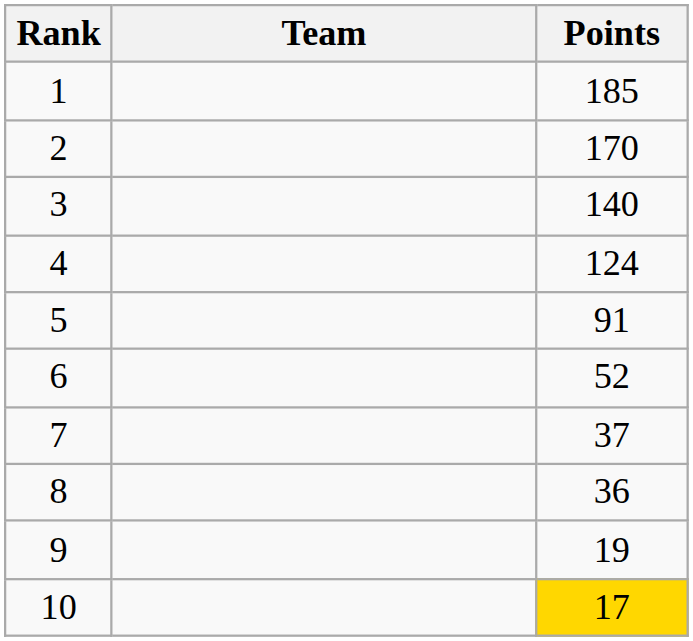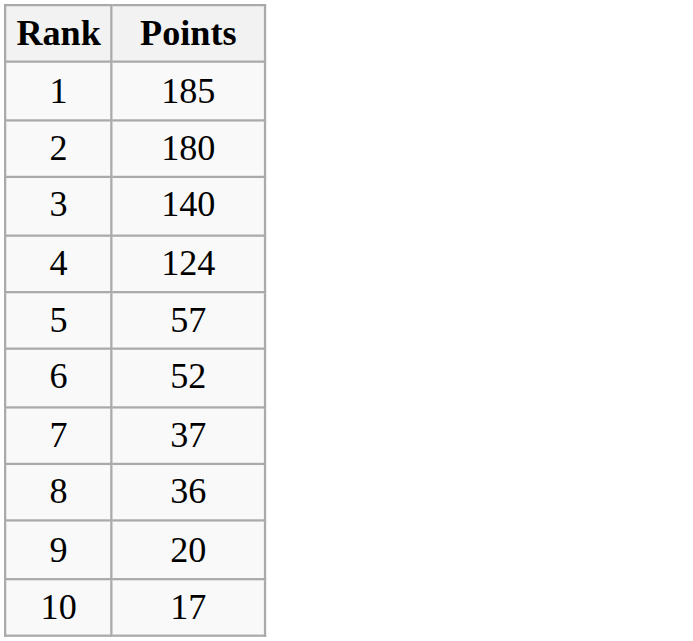- column: (324, 33)
(612, 147) 170 -> (188, 147) 180
(612, 319) 91 -> (188, 319) 57
(612, 549) 19 -> (188, 549) 20
(612, 606) gold background -> (188, 606) no background
